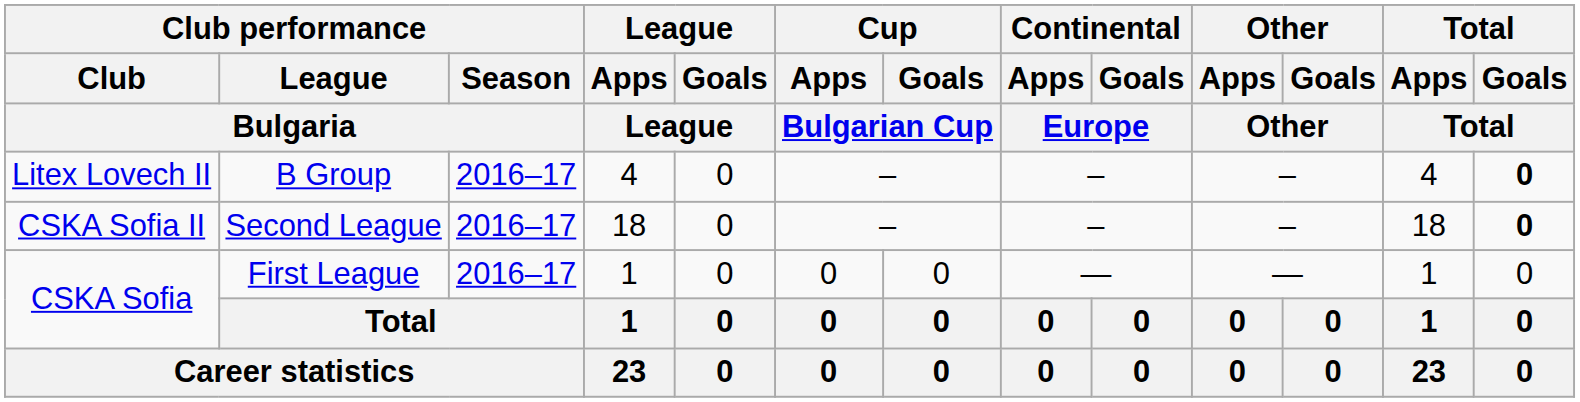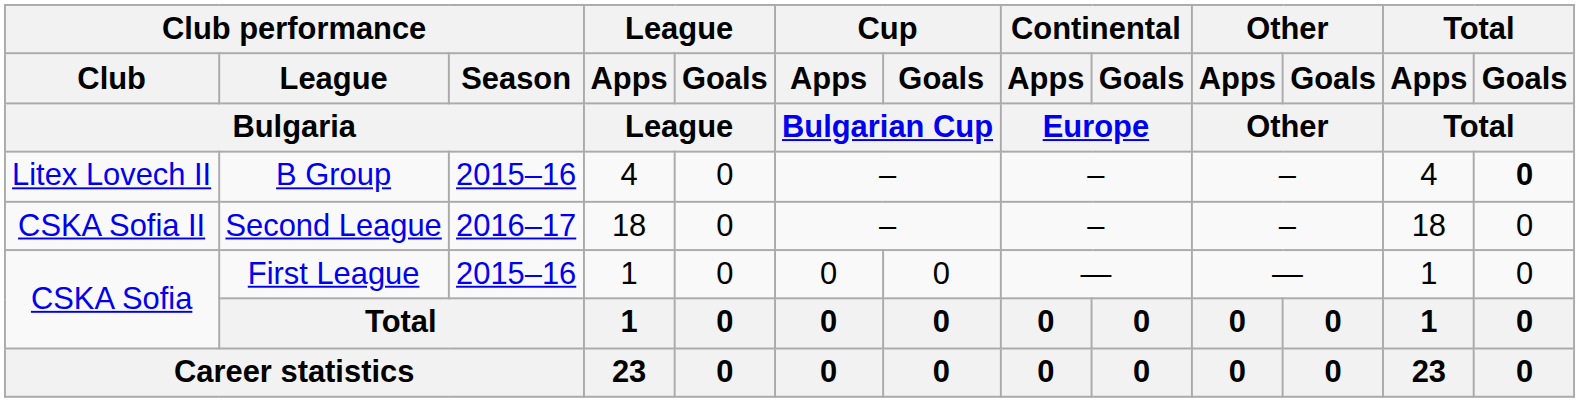(516, 175) 2016–17 -> (516, 175) 2015–16
(1525, 224) bold -> (1525, 224) normal
(516, 273) 2016–17 -> (516, 273) 2015–16
